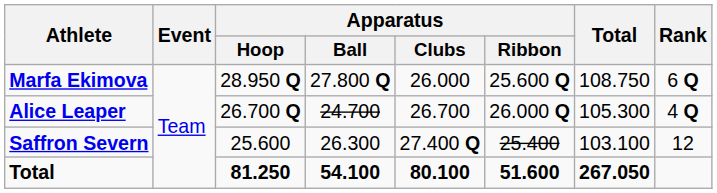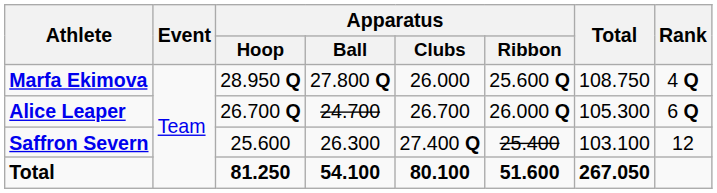(683, 81) 6 Q -> (683, 81) 4 Q
(683, 112) 4 Q -> (683, 112) 6 Q
